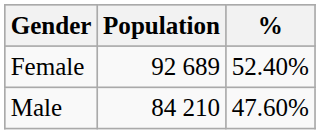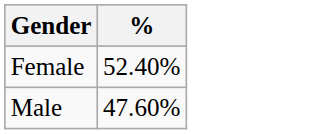- column: (162, 25)
